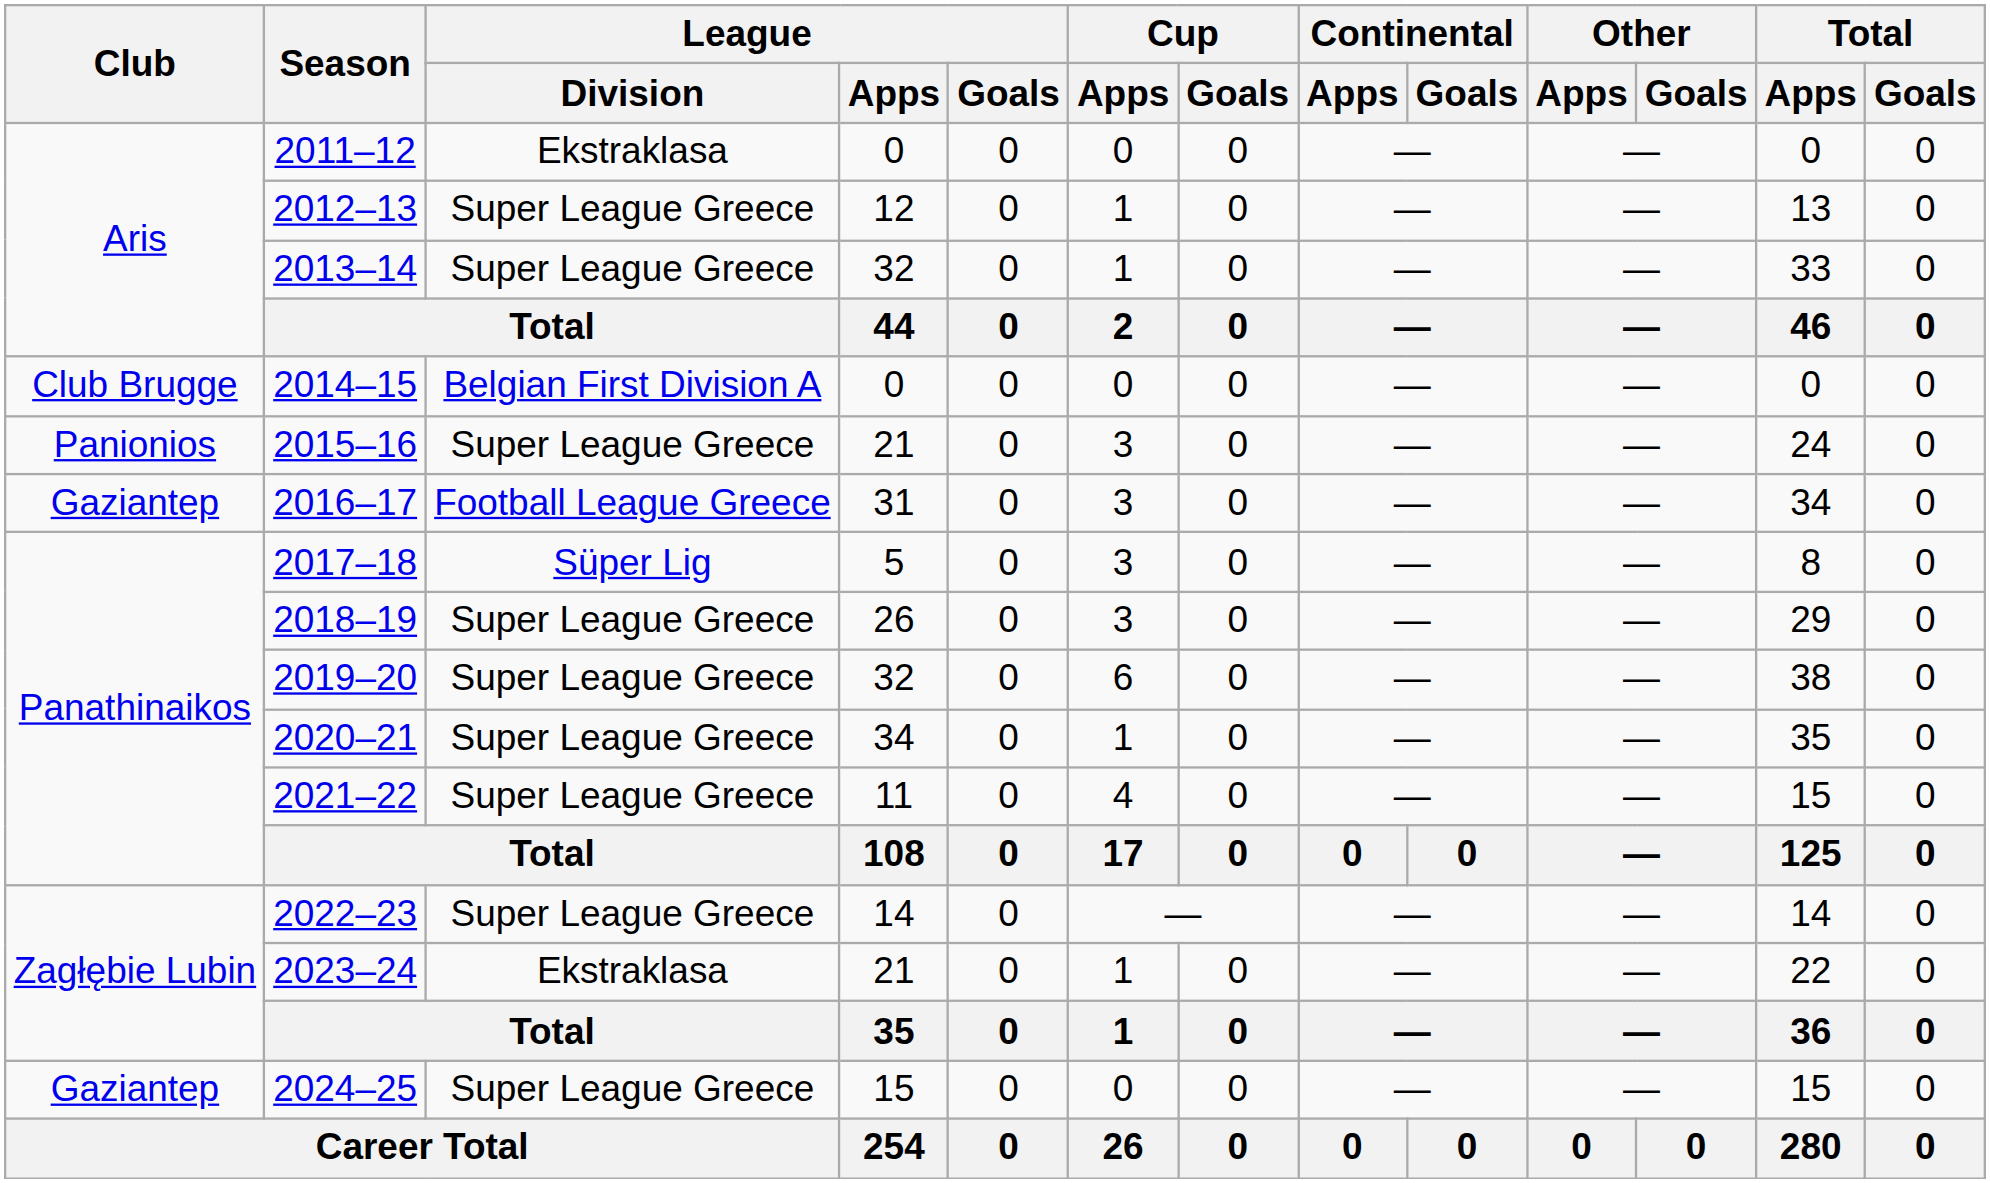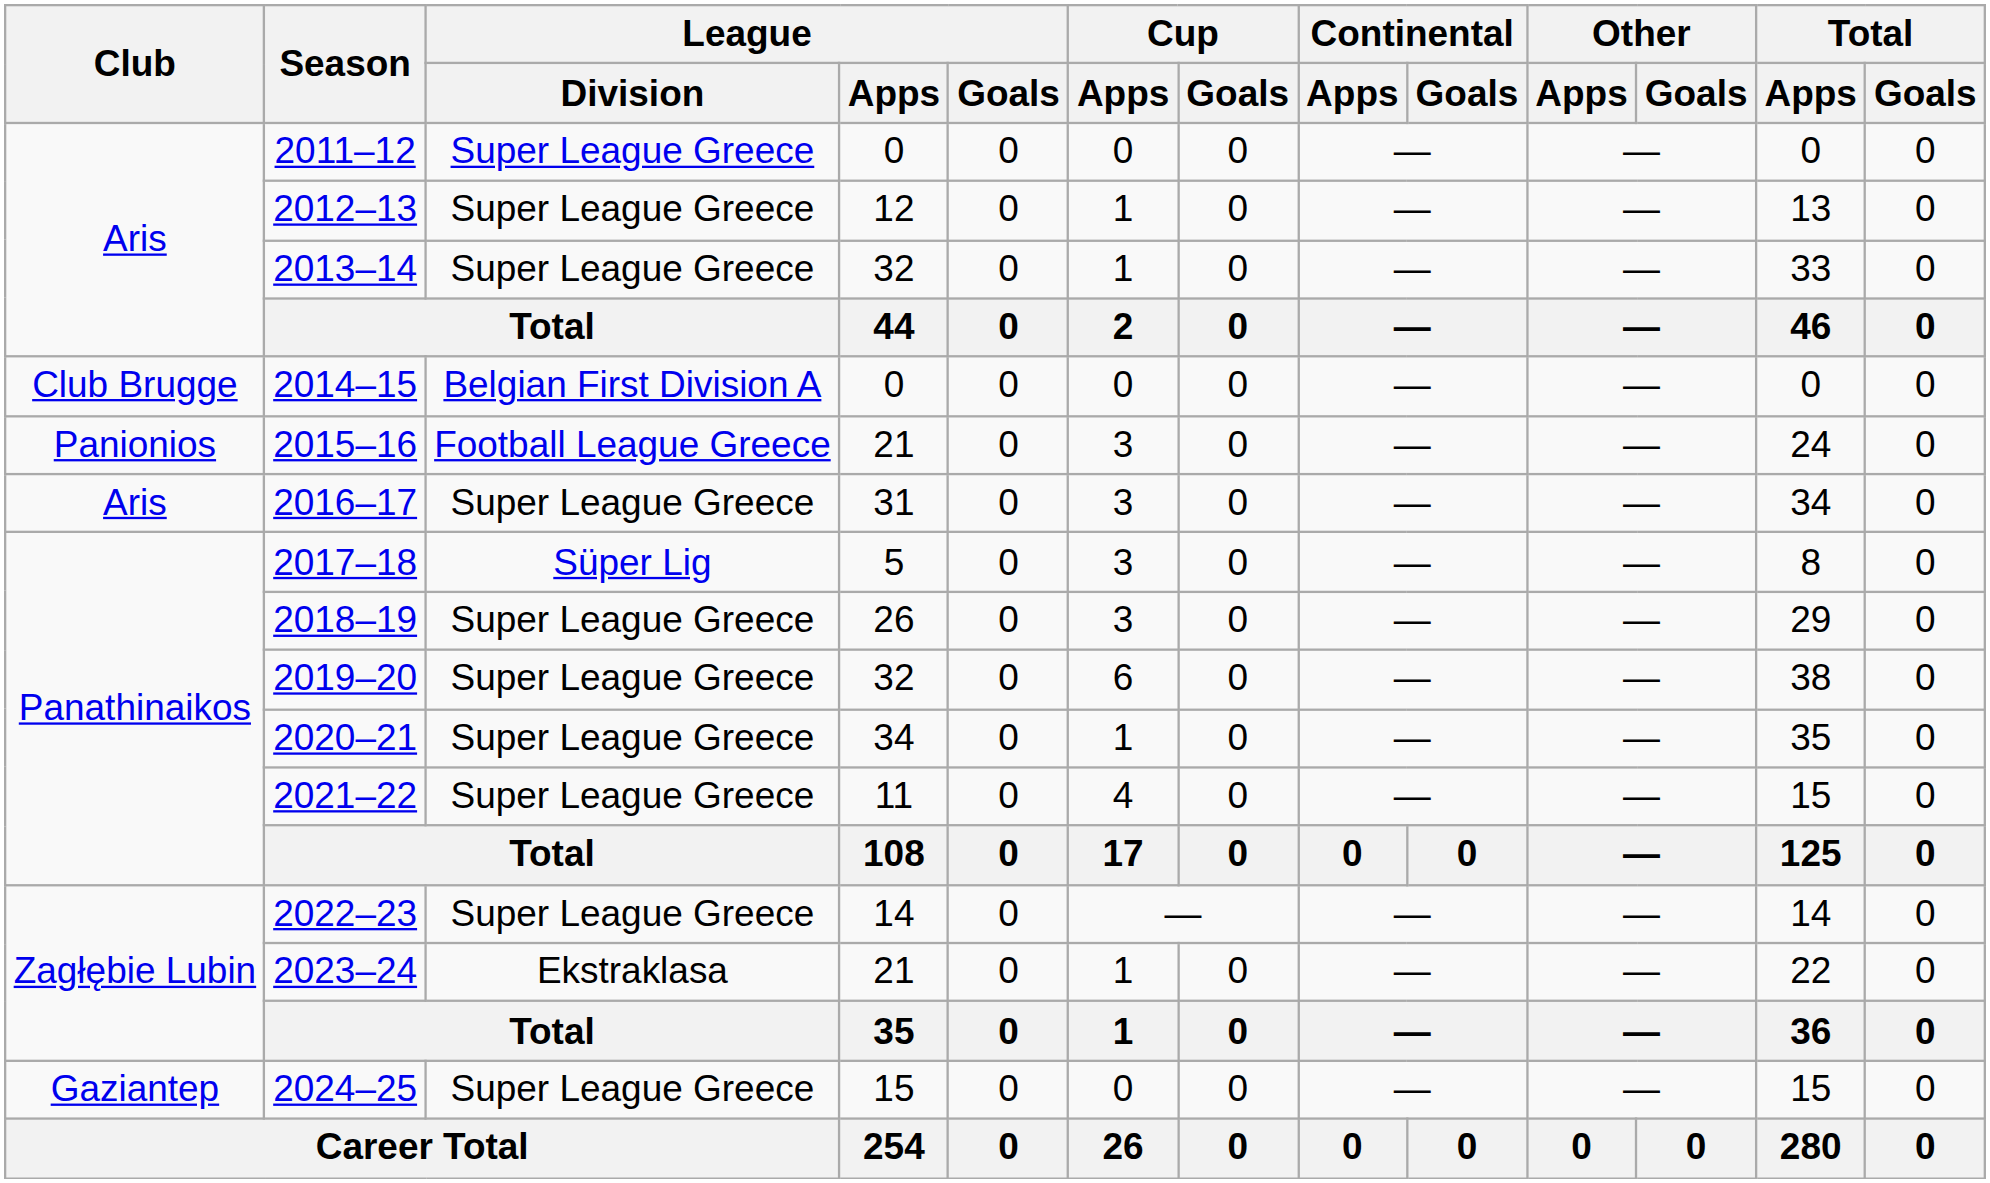(632, 151) Ekstraklasa -> (632, 151) Super League Greece
(632, 444) Super League Greece -> (632, 444) Football League Greece
(135, 502) Gaziantep -> (135, 502) Aris
(632, 502) Football League Greece -> (632, 502) Super League Greece
